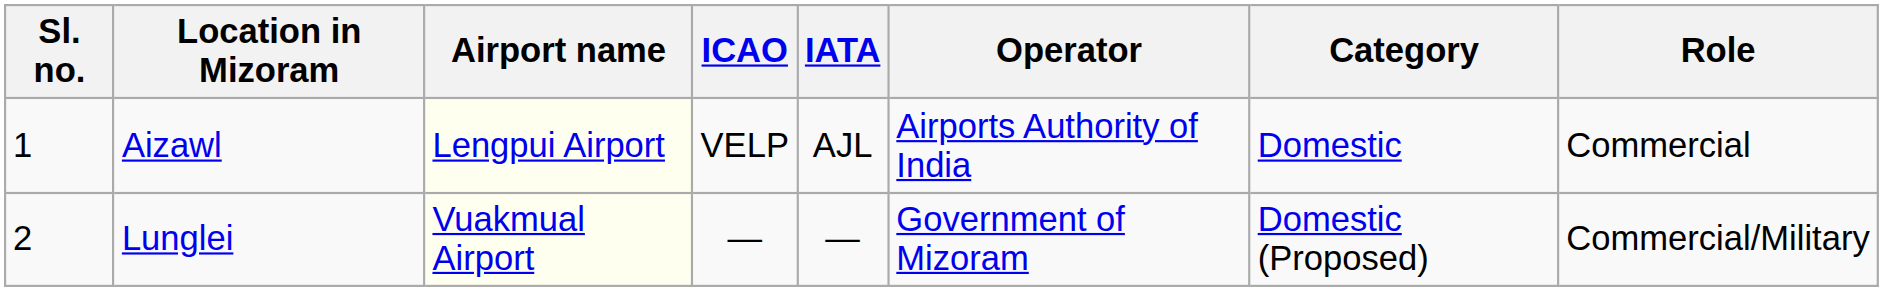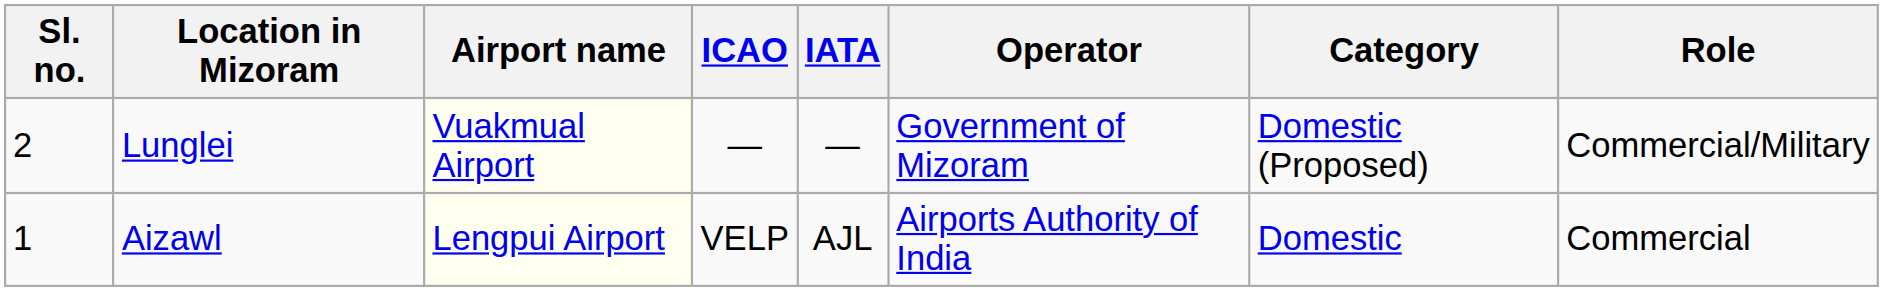rows swapped: (172, 145) <-> (178, 238)
